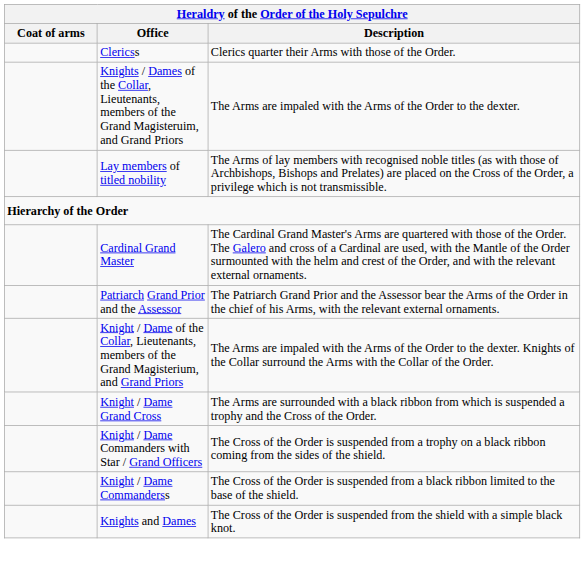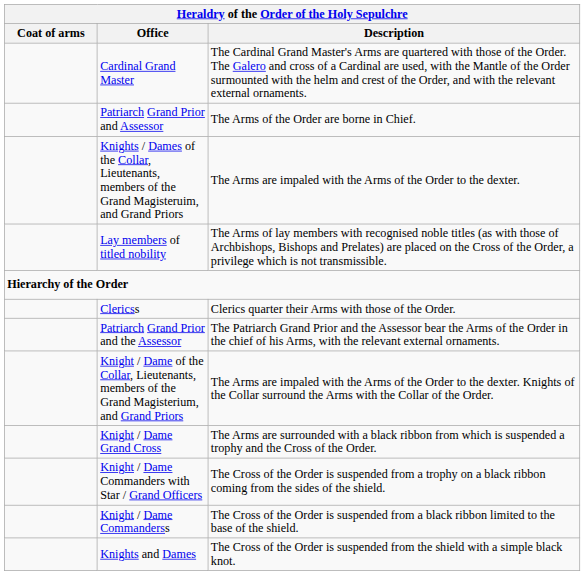rows swapped: (120, 52) <-> (138, 255)
+ row: (153, 119)
